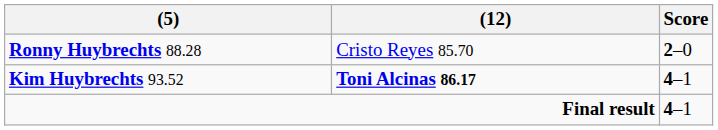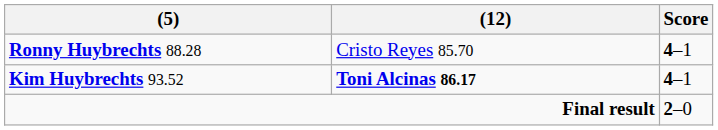(678, 49) 2–0 -> (678, 49) 4–1
(678, 109) 4–1 -> (678, 109) 2–0
